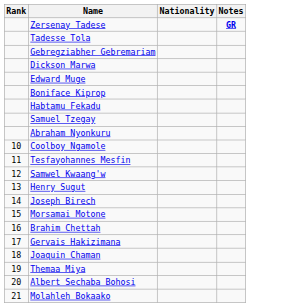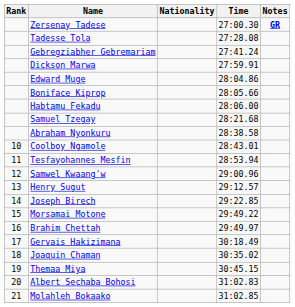+ column: (239, 11)
